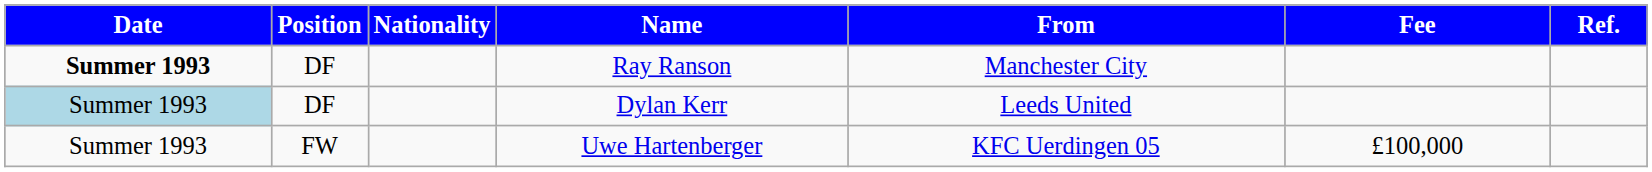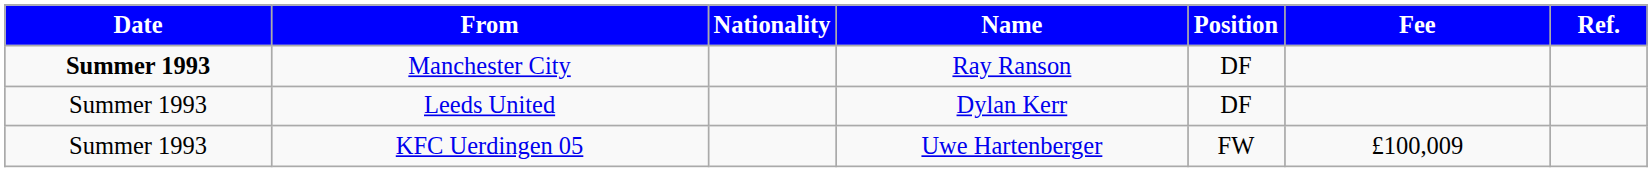columns swapped: (320, 25) <-> (1066, 25)
(138, 105) lightblue background -> (138, 105) no background
(1417, 146) £100,000 -> (1417, 146) £100,009
